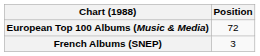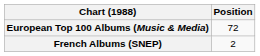(233, 43) 3 -> (233, 43) 2
